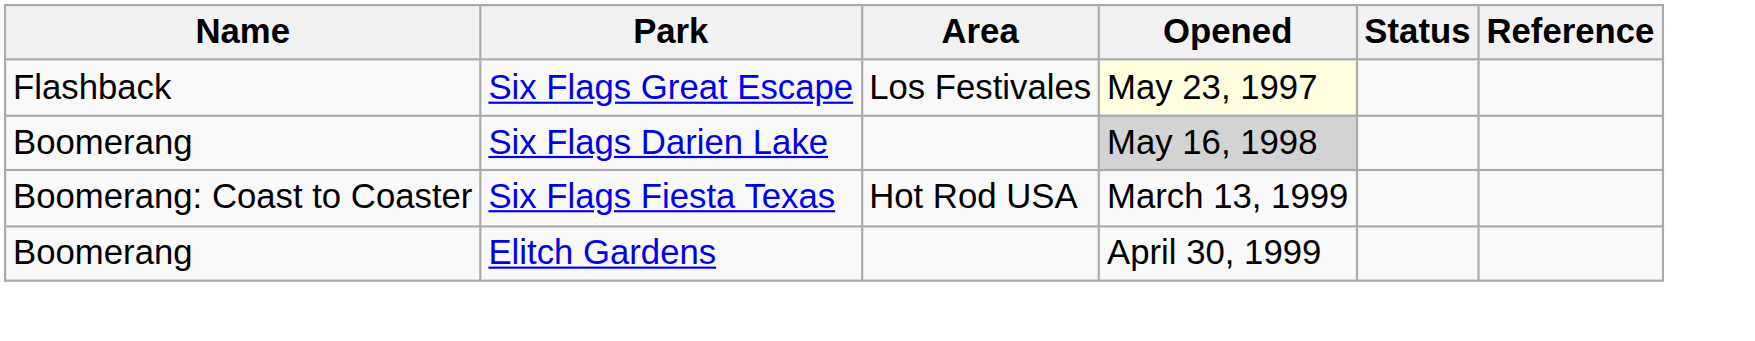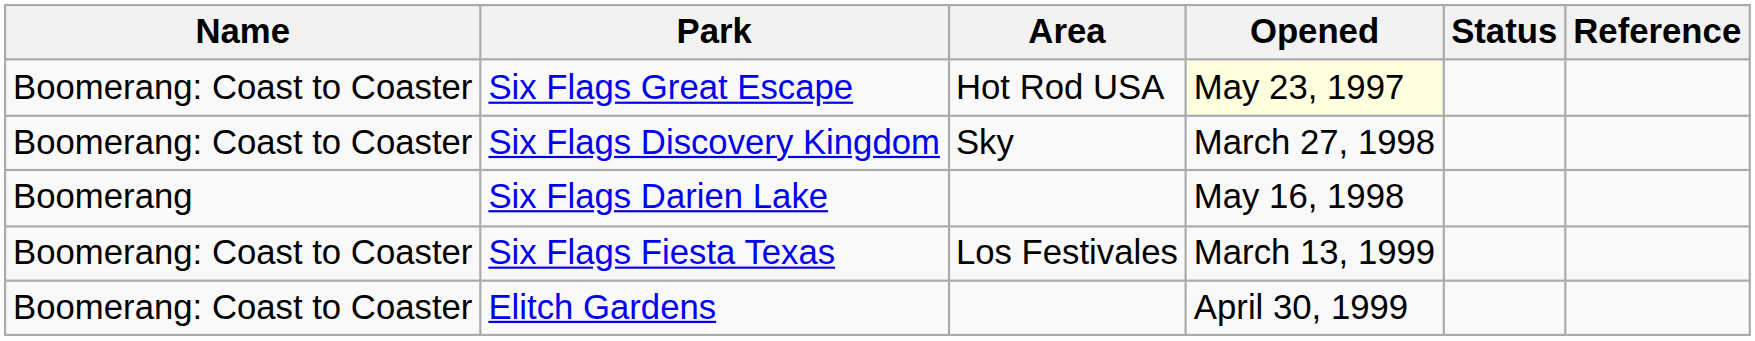(92, 87) Flashback -> (243, 87) Boomerang: Coast to Coaster
(980, 87) Los Festivales -> (1060, 87) Hot Rod USA
+ row: (714, 142)
(1212, 142) lightgrey background -> (1299, 197) no background
(973, 197) Hot Rod USA -> (1067, 252) Los Festivales
(103, 252) Boomerang -> (243, 307) Boomerang: Coast to Coaster
